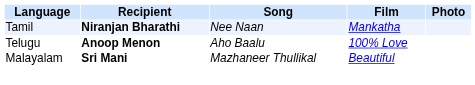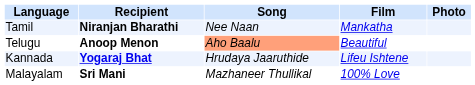(238, 43) no background -> (233, 43) lightsalmon background
(378, 43) 100% Love -> (364, 43) Beautiful
+ row: (29, 58)
(371, 58) Beautiful -> (370, 74) 100% Love
